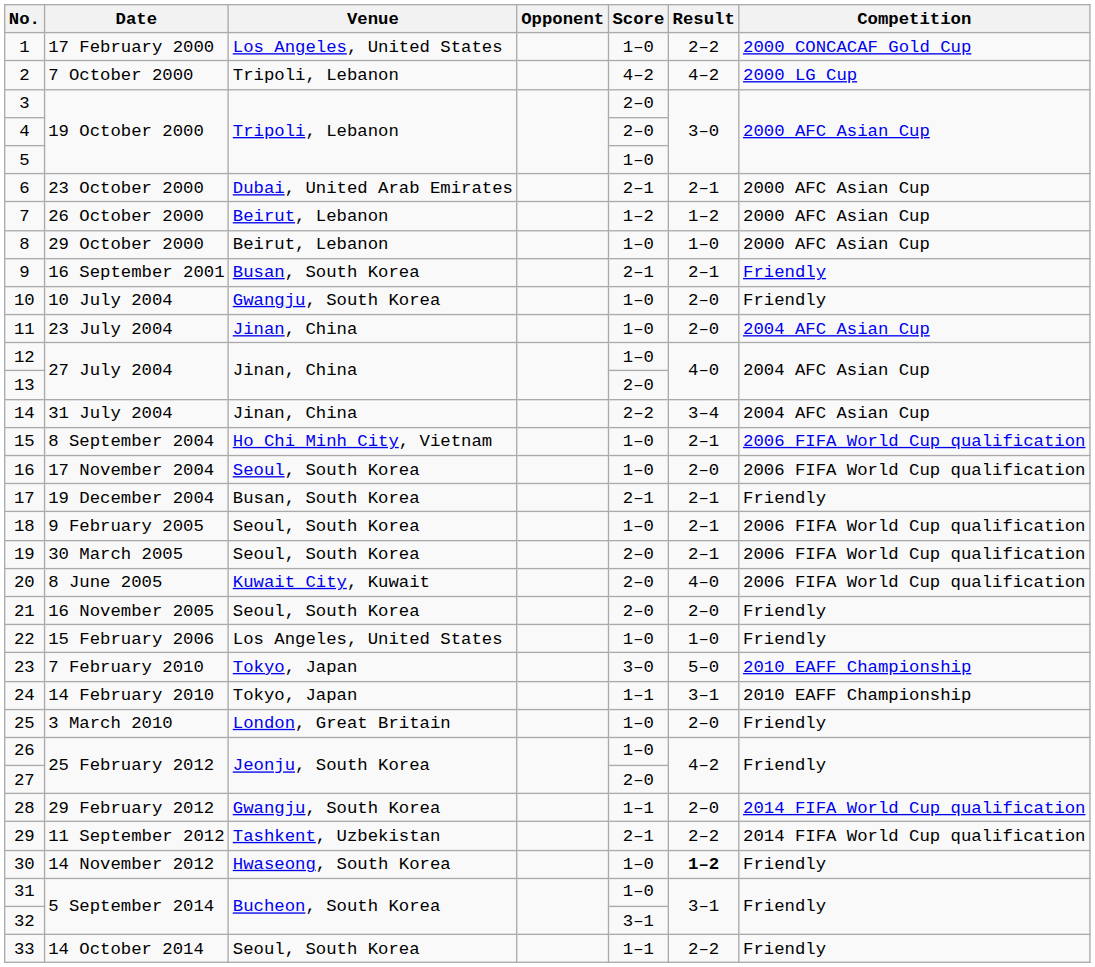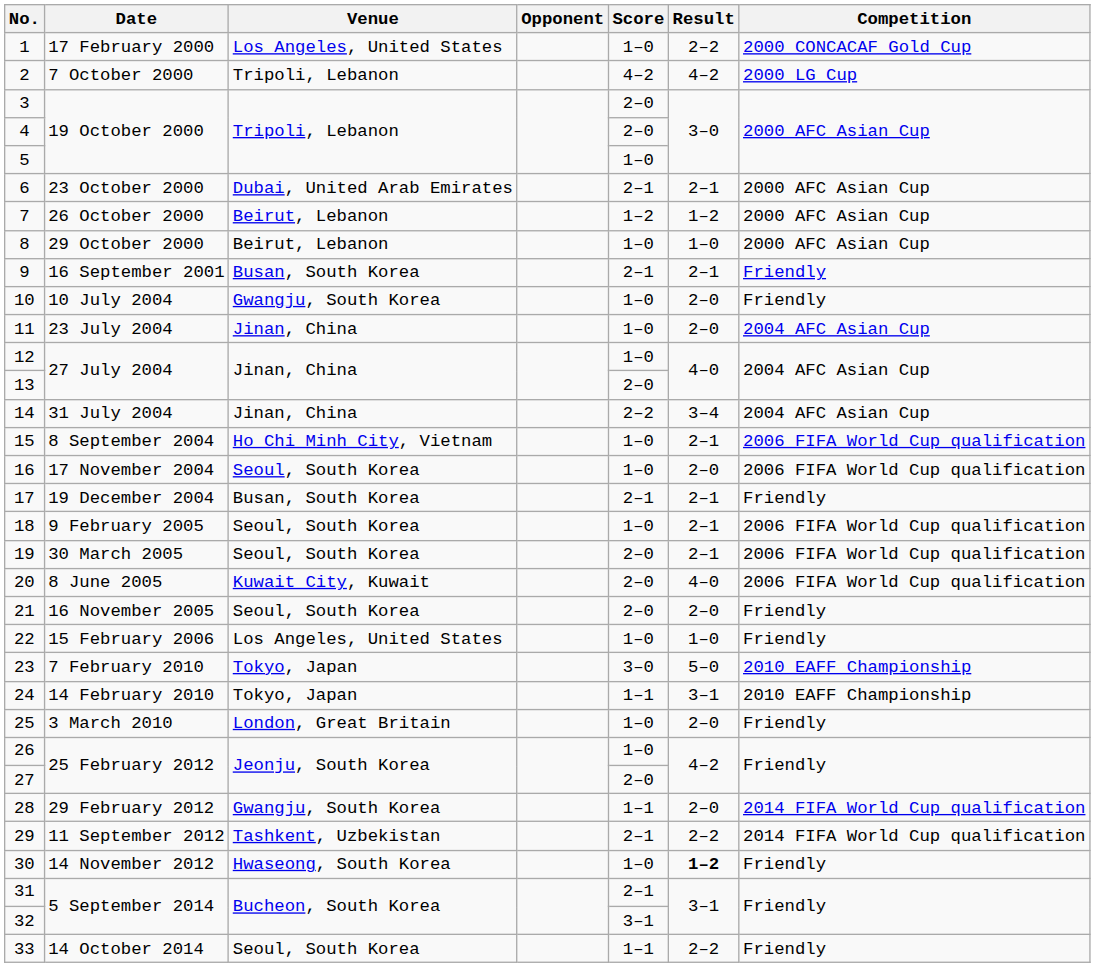(638, 892) 1–0 -> (638, 892) 2–1
